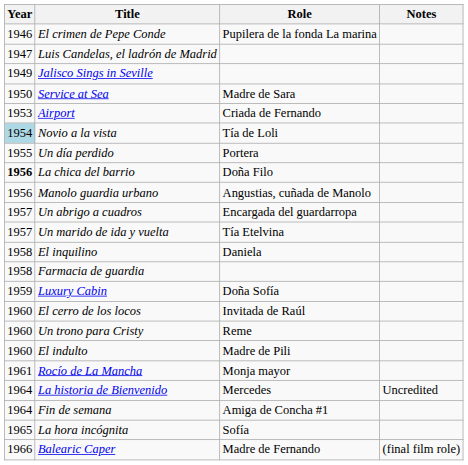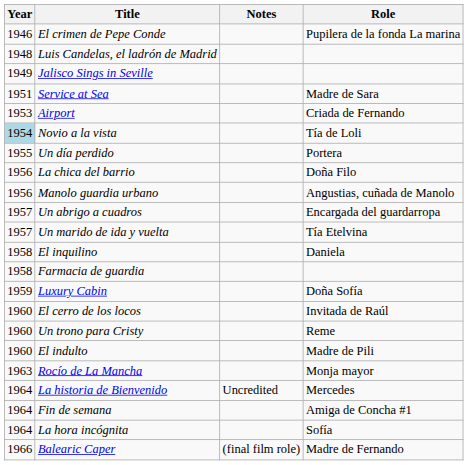columns swapped: (300, 14) <-> (421, 14)
(20, 53) 1947 -> (20, 53) 1948
(20, 93) 1950 -> (20, 93) 1951
(20, 172) bold -> (20, 172) normal
(20, 370) 1961 -> (20, 370) 1963
(20, 430) 1965 -> (20, 430) 1964
